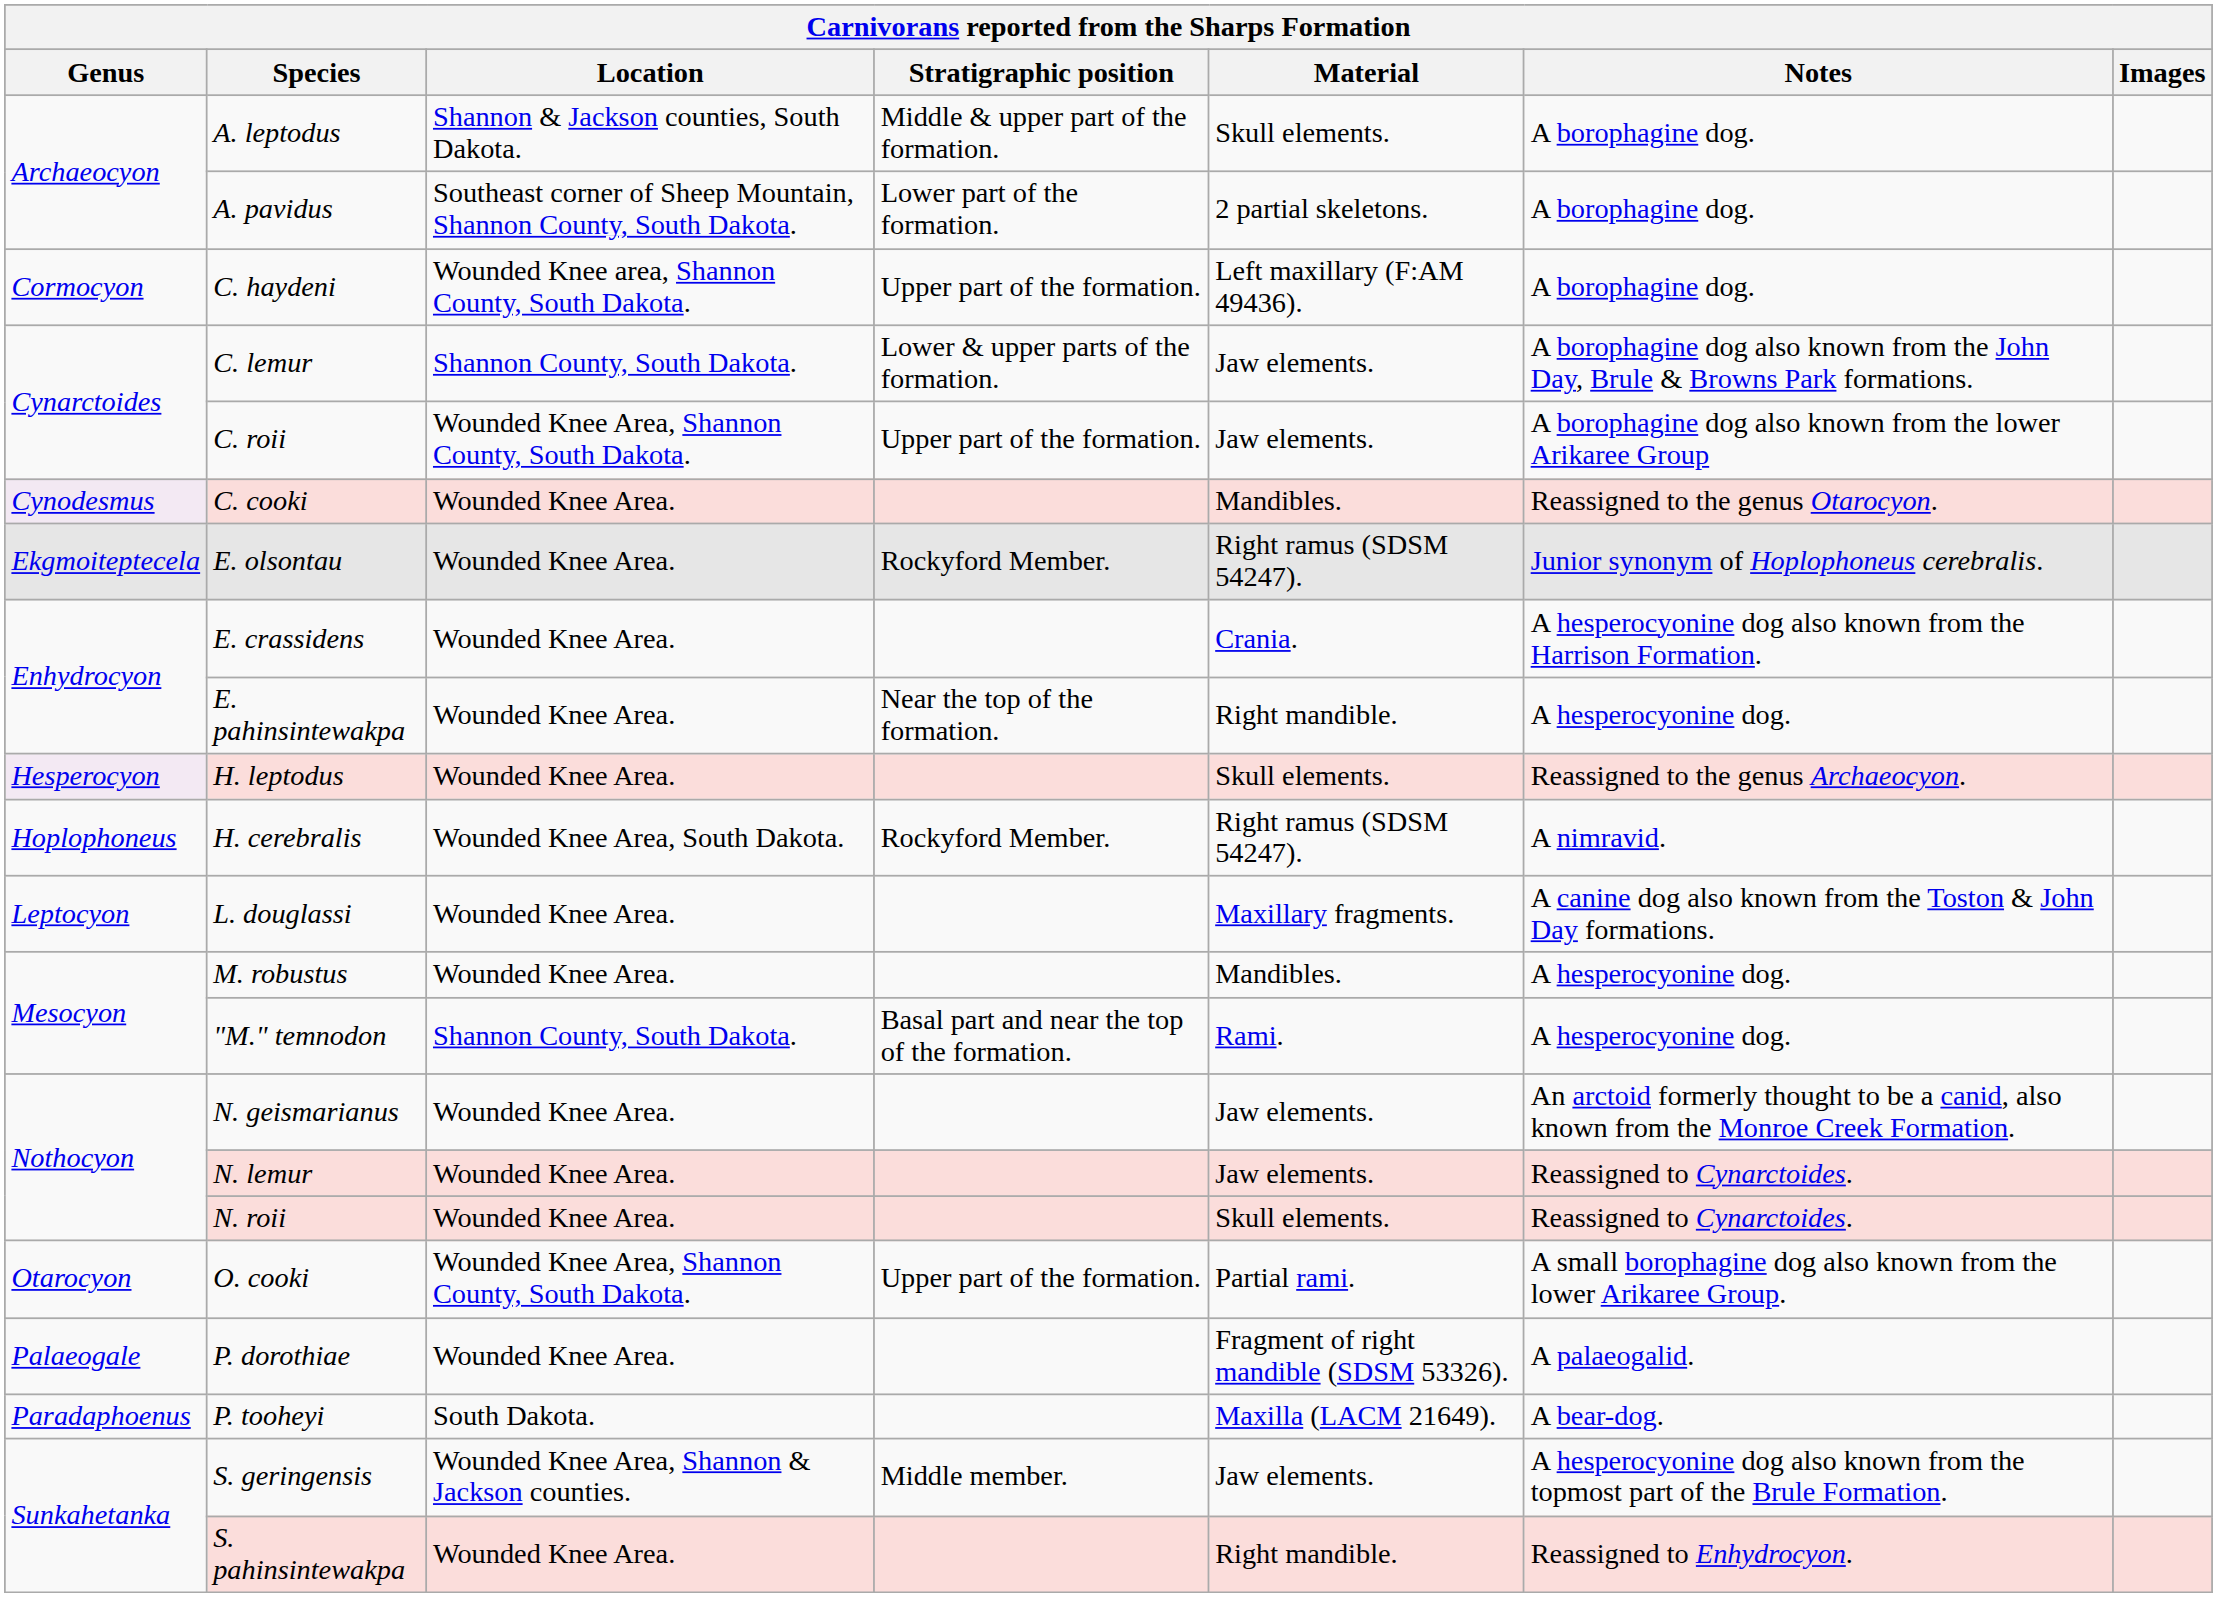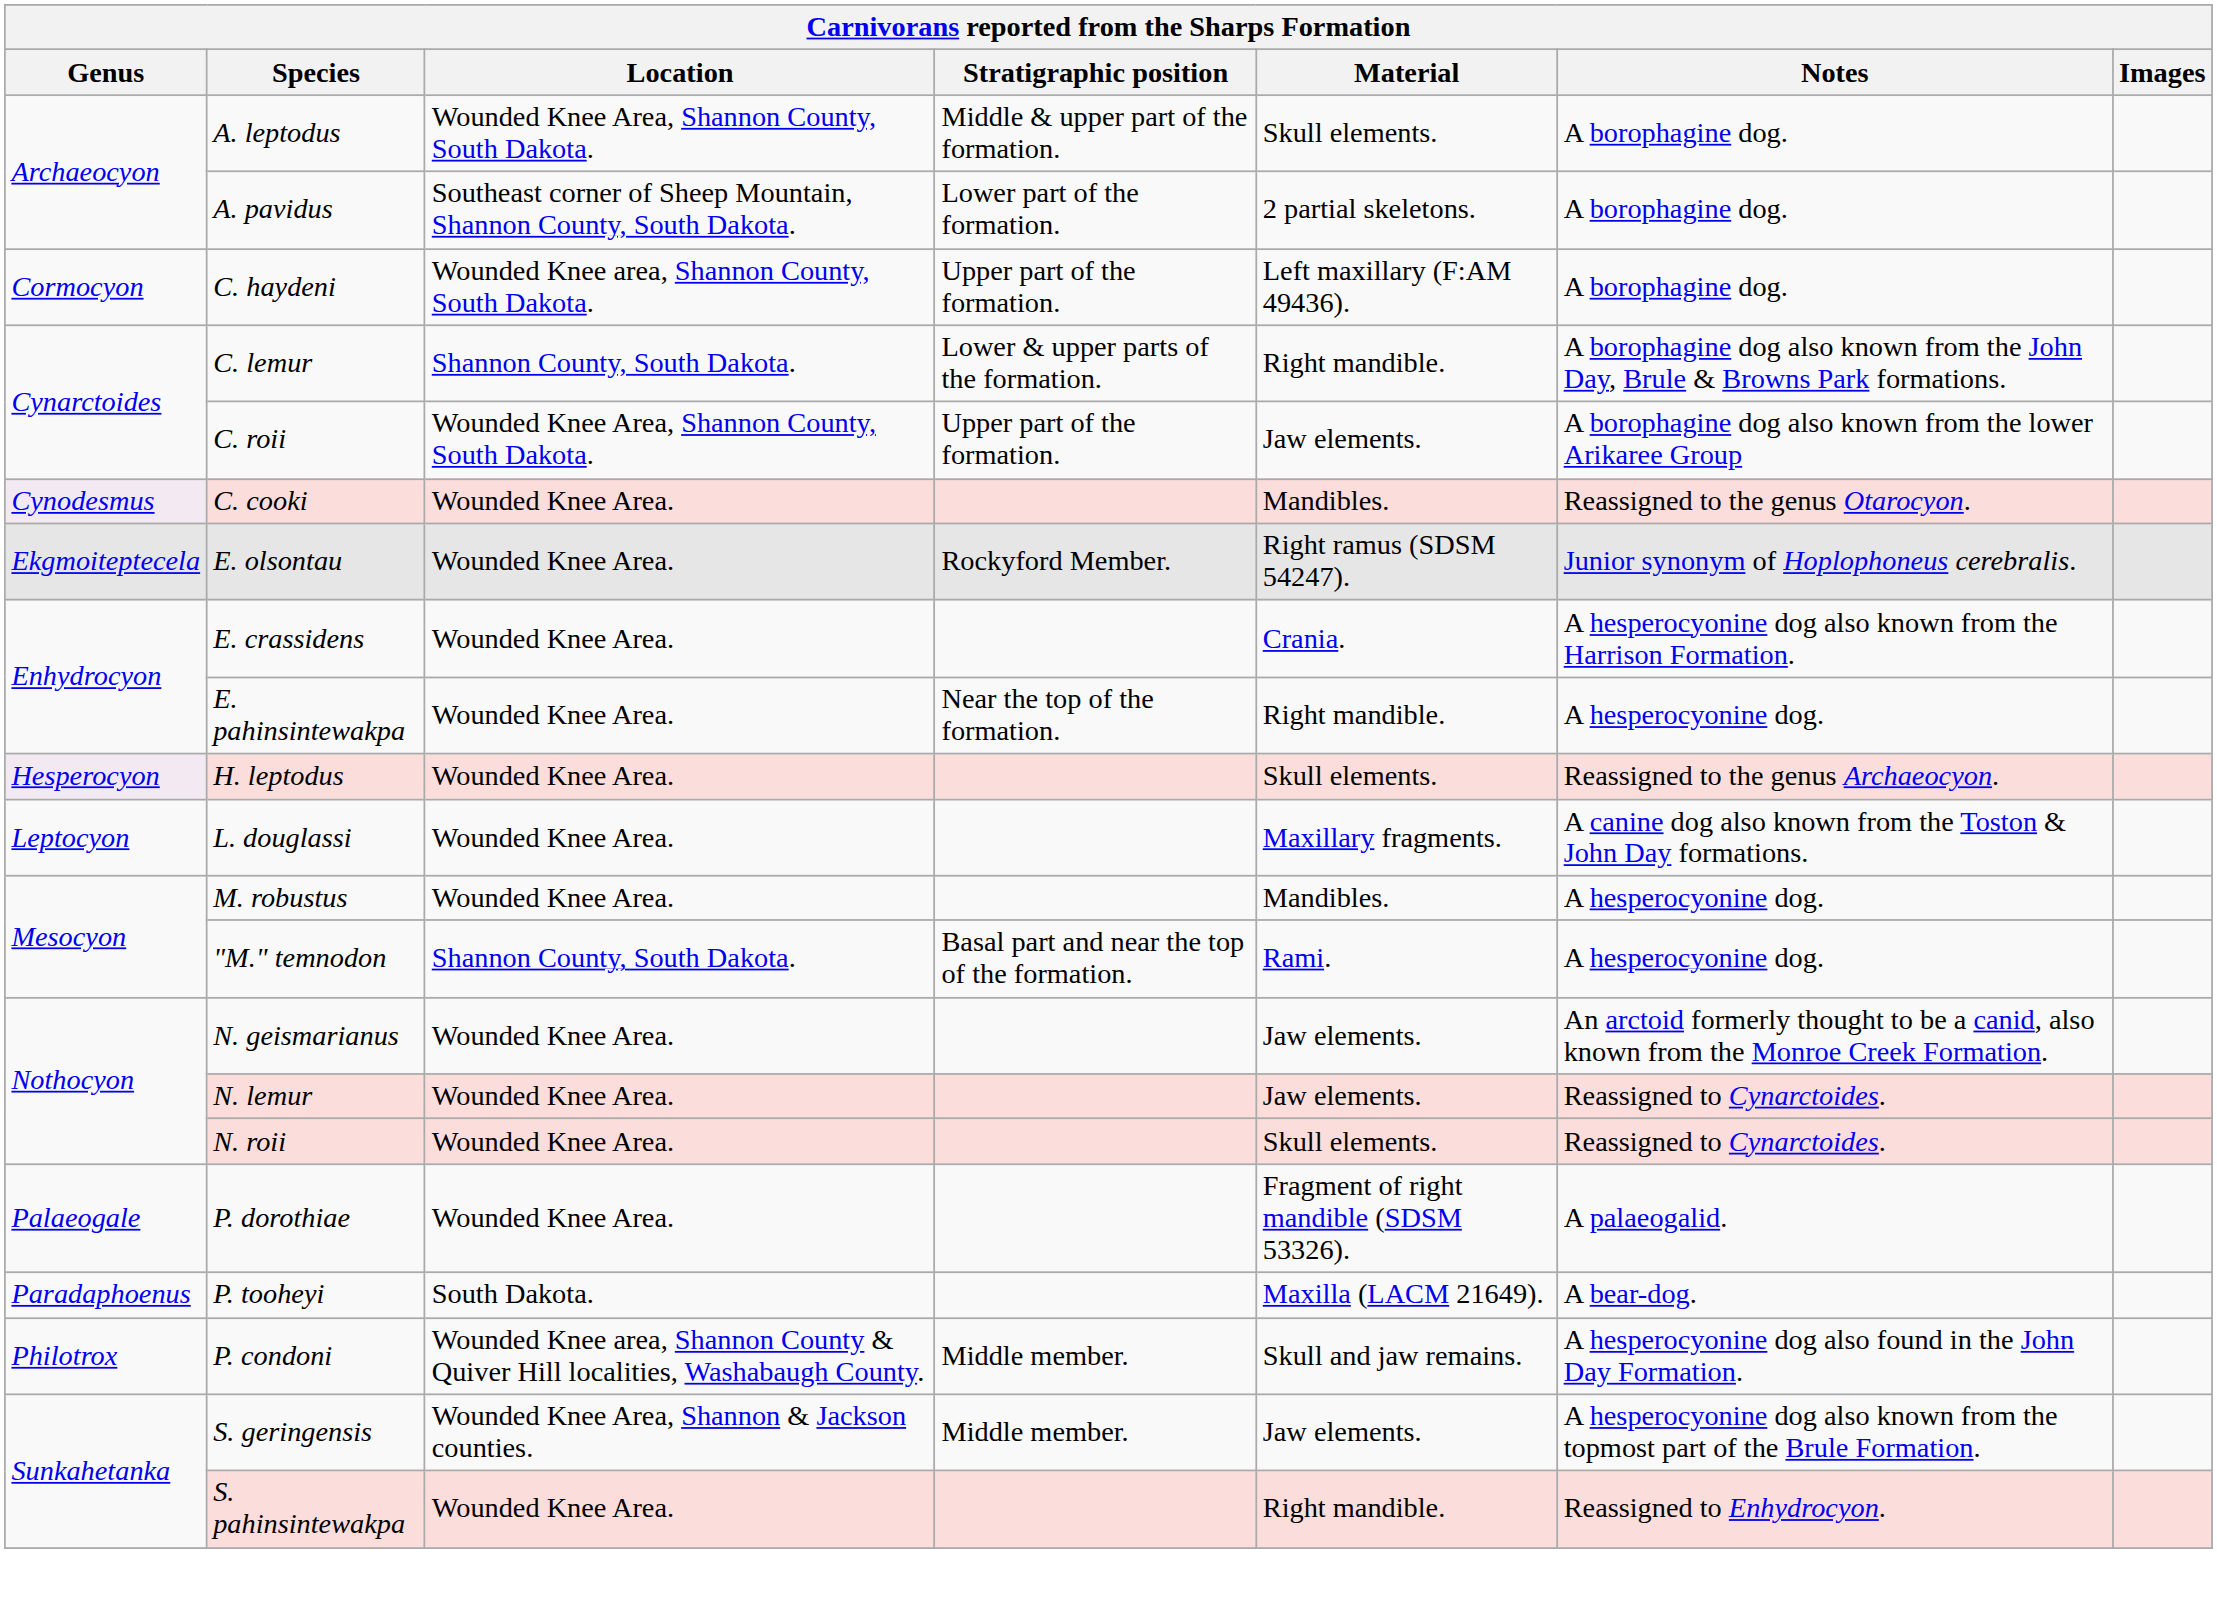(636, 132) Shannon & Jackson counties, South Dakota. -> (654, 132) Wounded Knee Area, Shannon County, South Dakota.
(1295, 363) Jaw elements. -> (1354, 363) Right mandible.
- row: (287, 836)
- row: (261, 1278)
+ row: (273, 1355)
